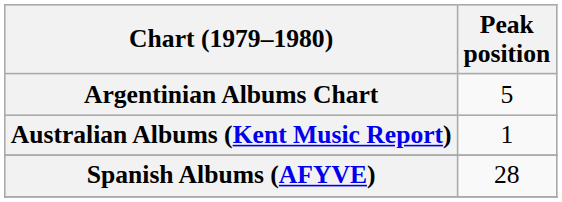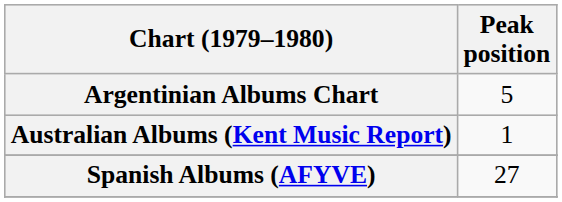(507, 175) 28 -> (507, 175) 27
